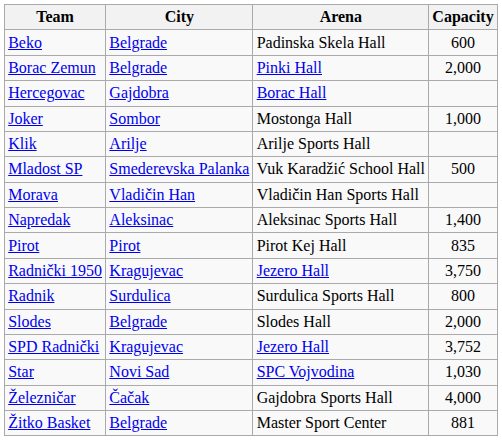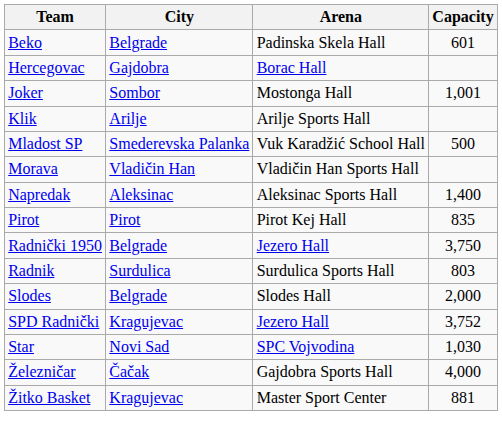(463, 42) 600 -> (463, 42) 601
- row: (52, 67)
(463, 118) 1,000 -> (463, 93) 1,001
(146, 270) Kragujevac -> (138, 245) Belgrade
(463, 296) 800 -> (463, 270) 803
(138, 423) Belgrade -> (146, 397) Kragujevac
